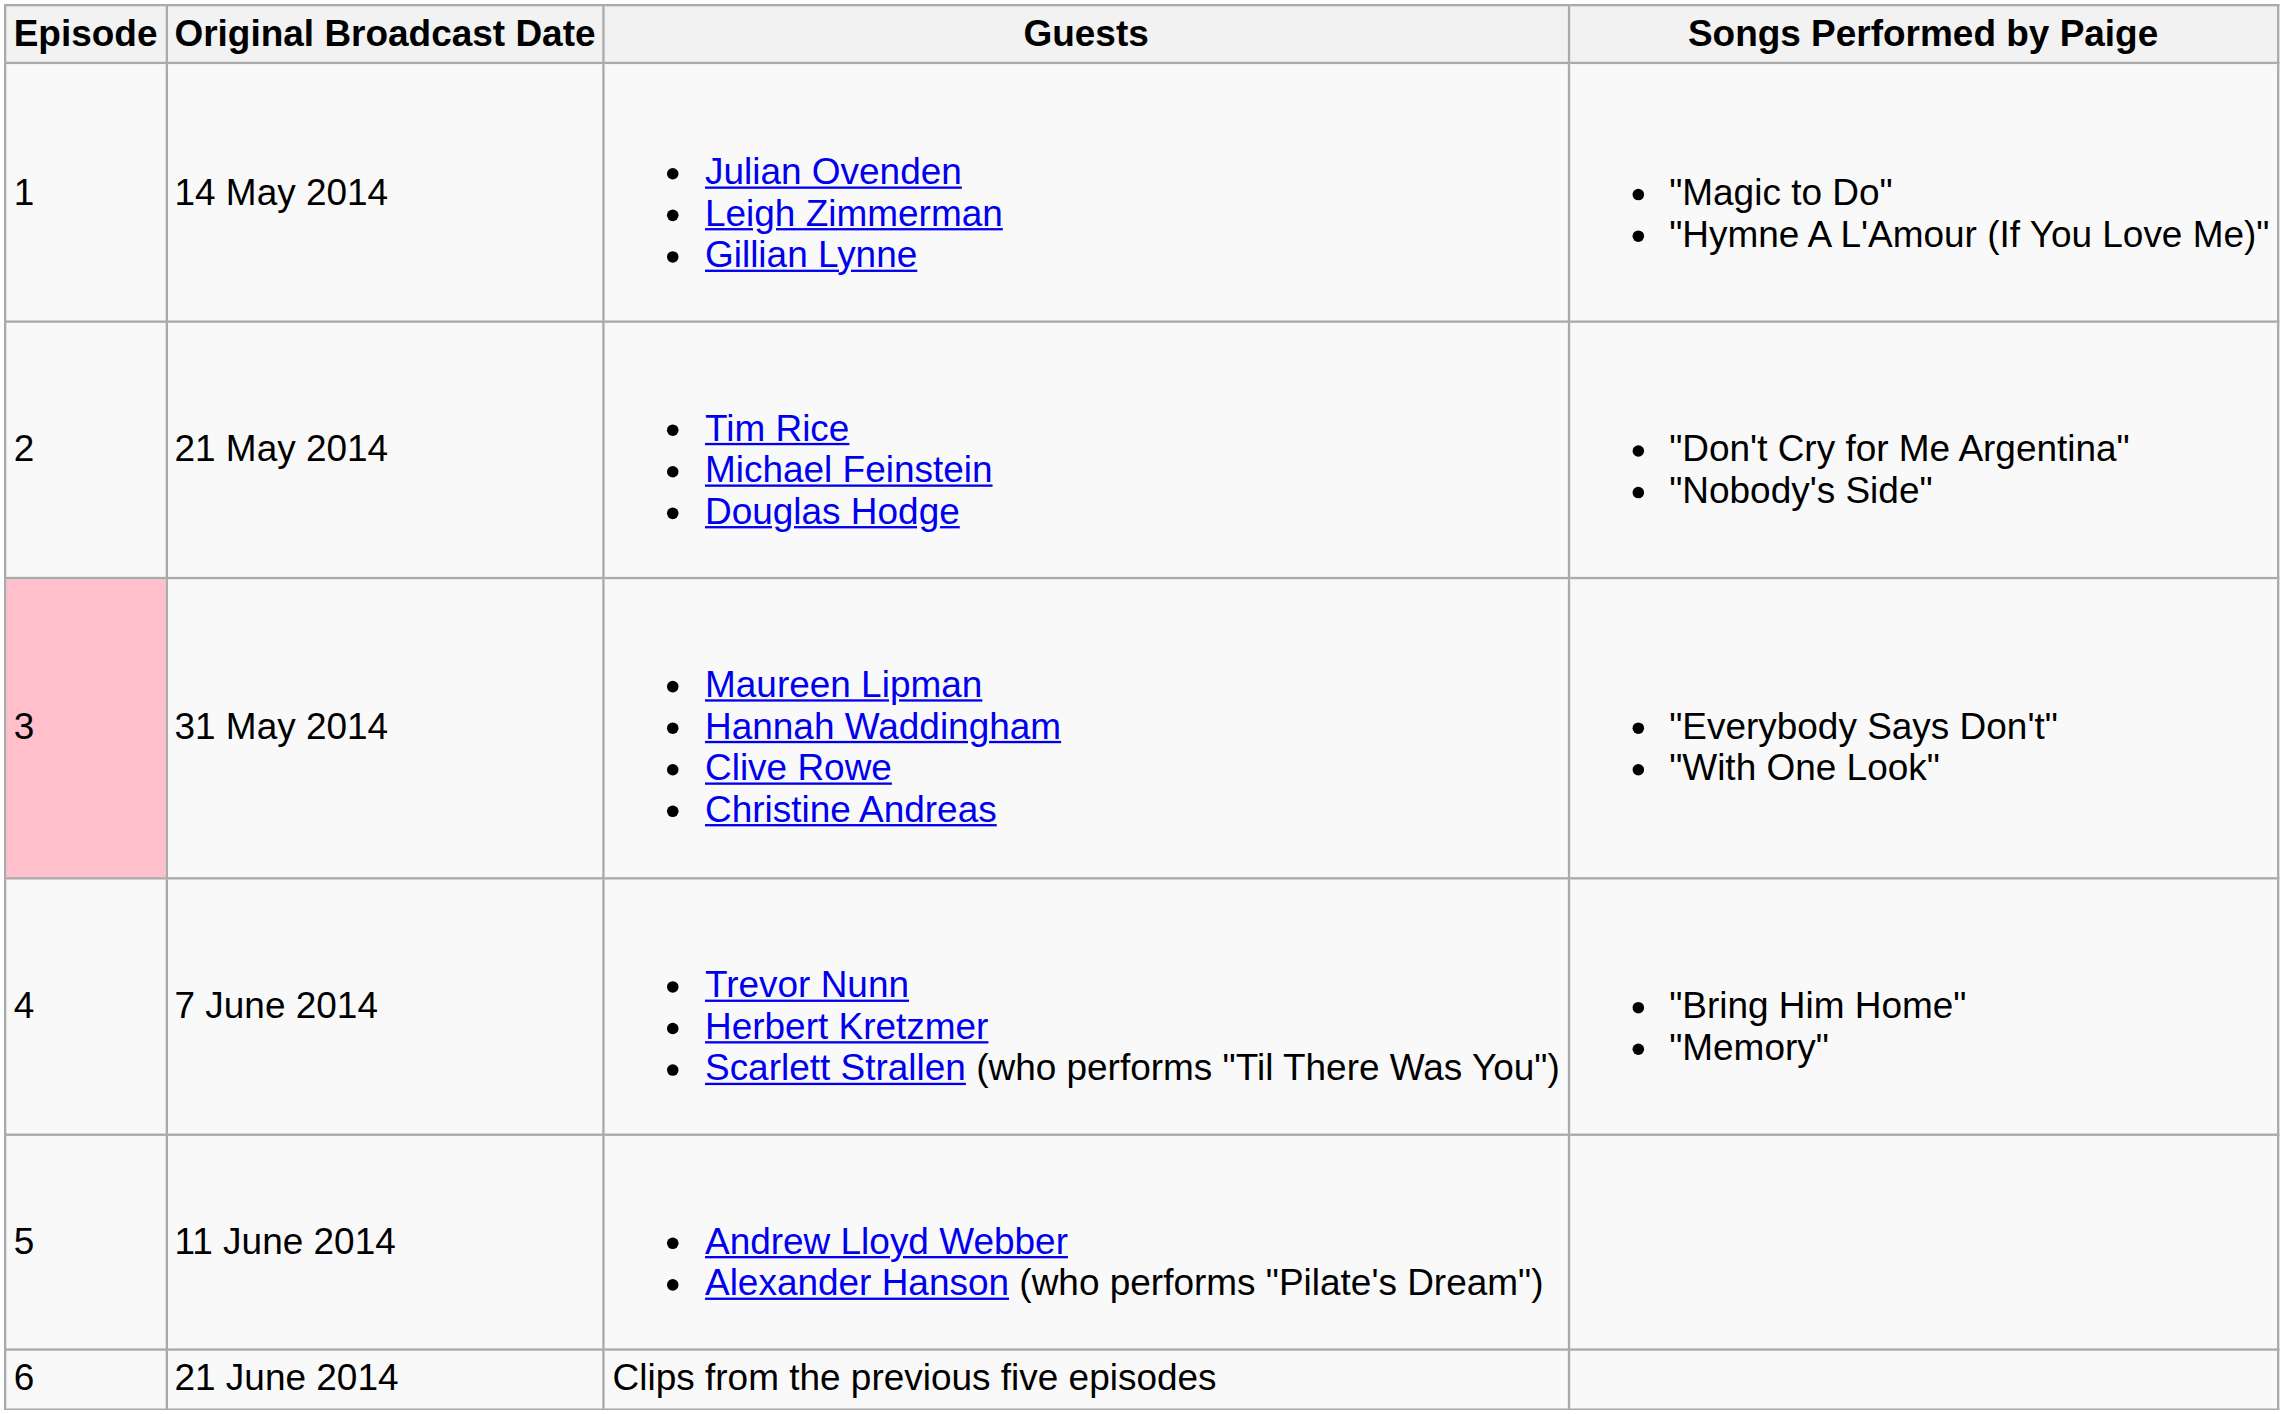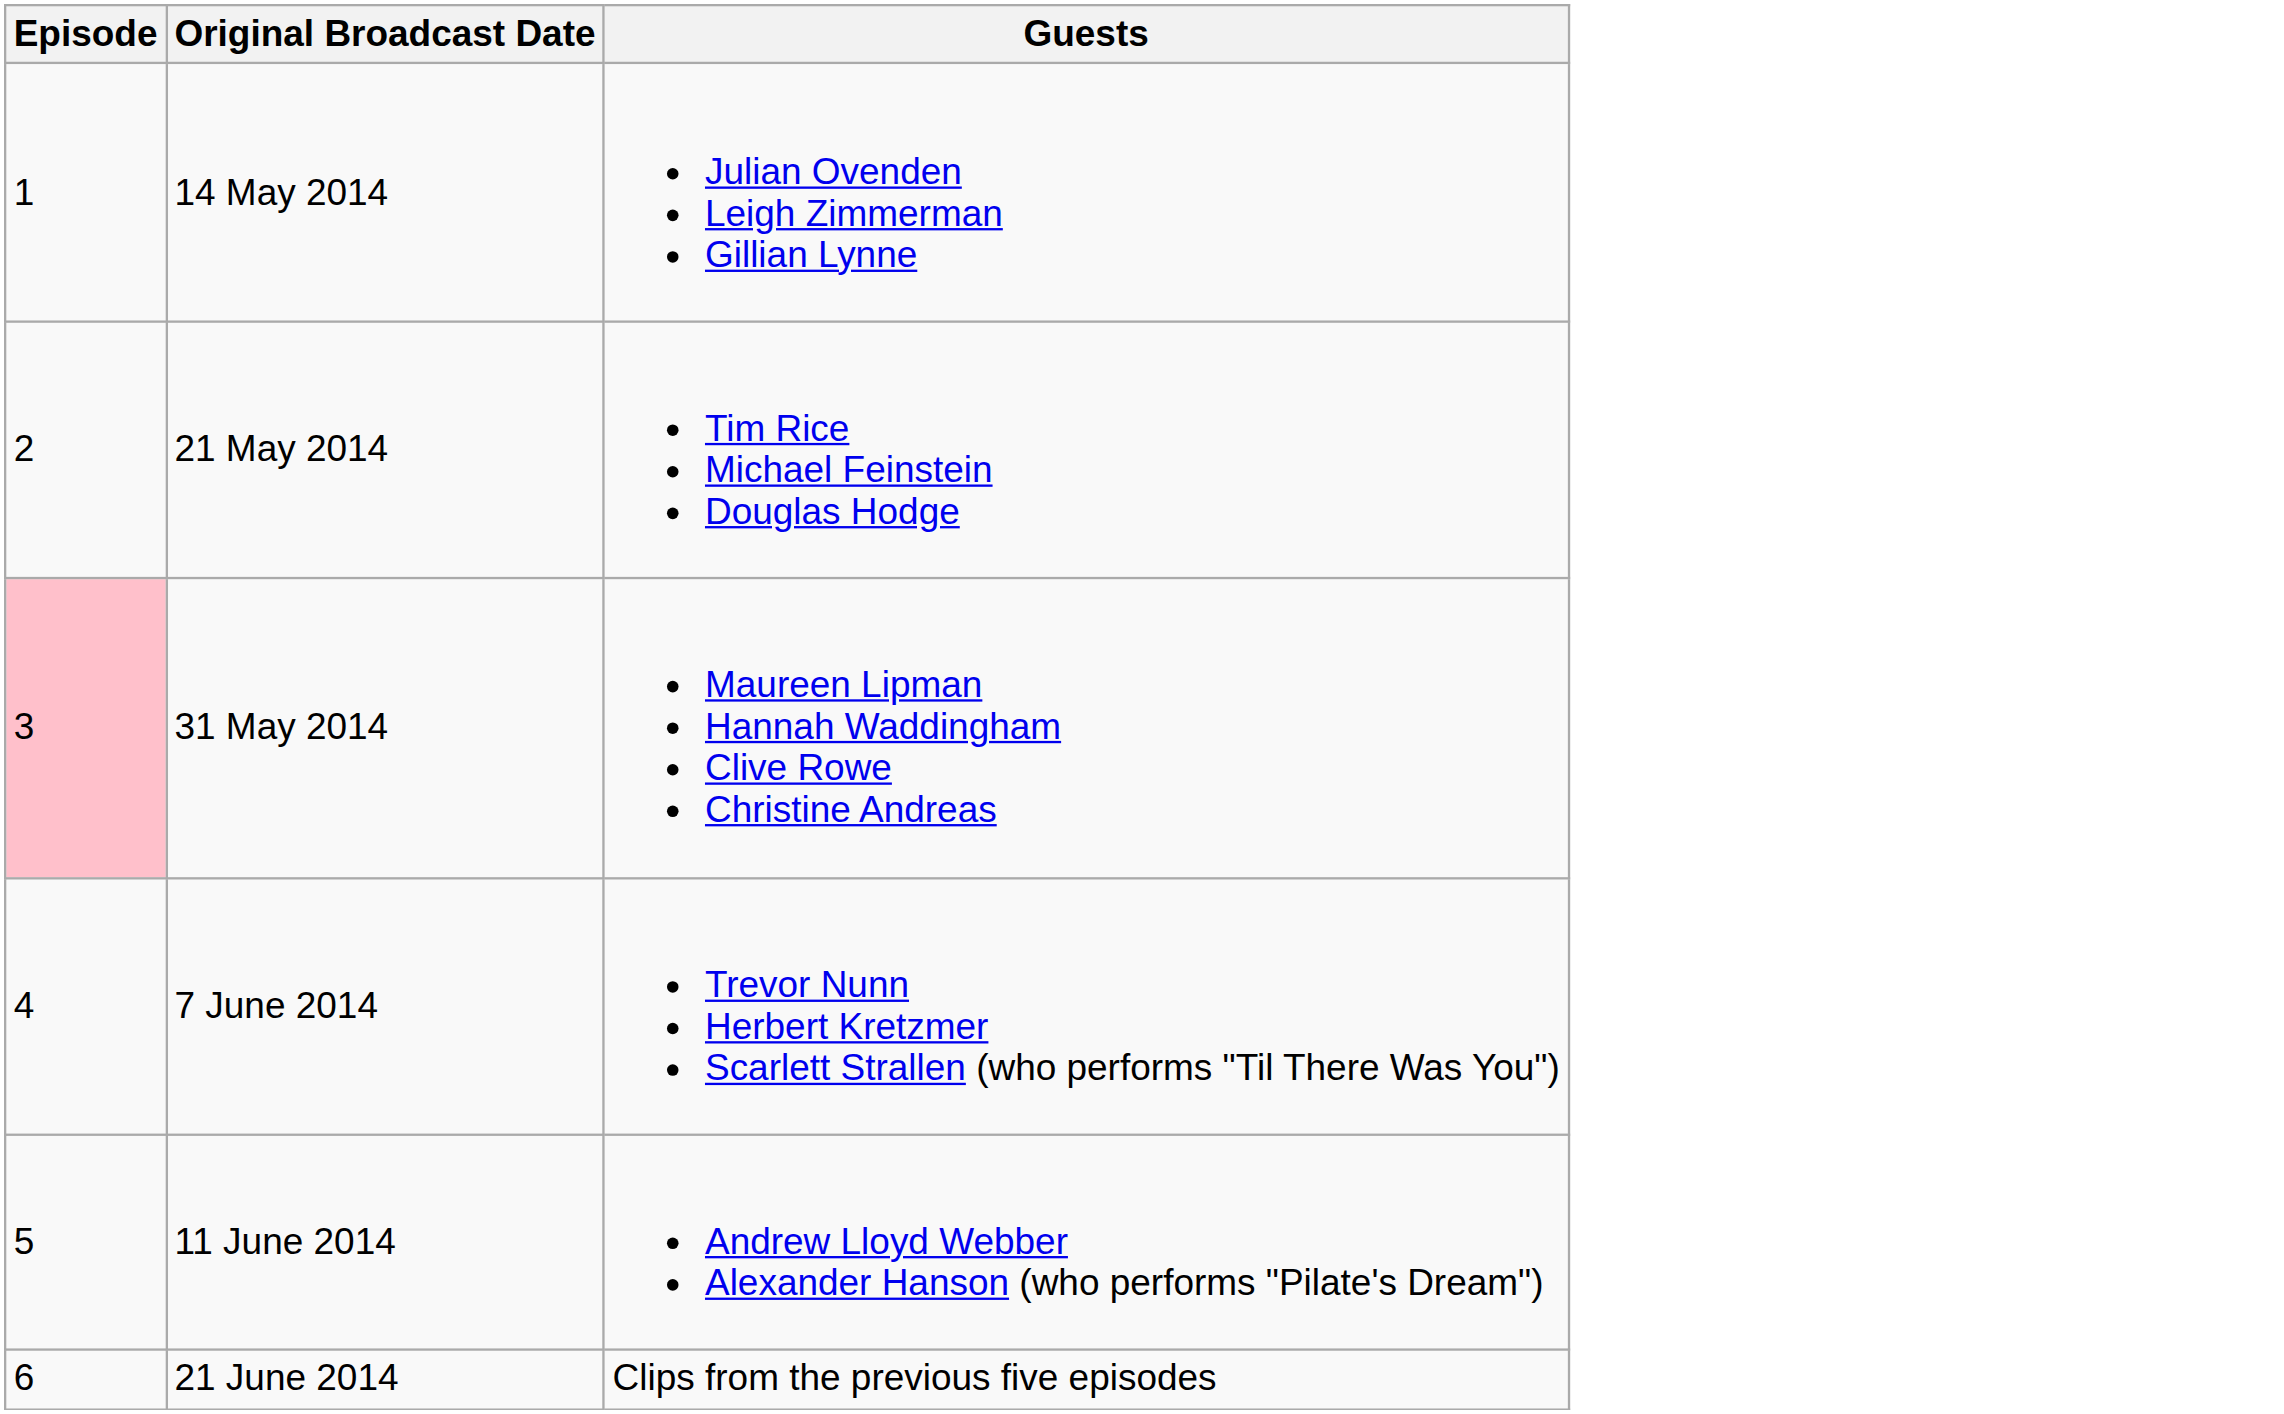- column: (1923, 33)
